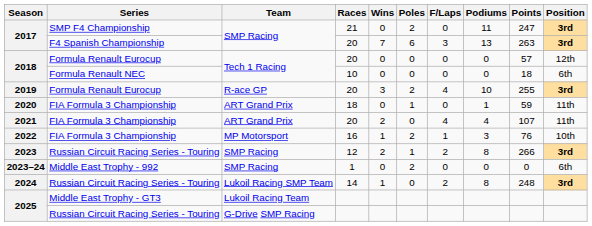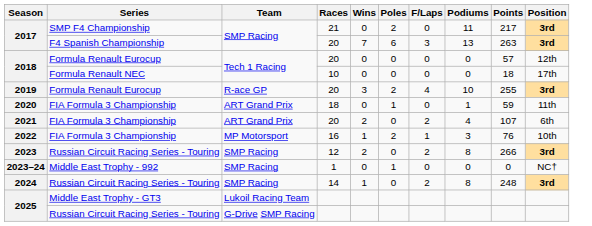(527, 28) 247 -> (508, 28) 217
(565, 74) 6th -> (547, 74) 17th
(445, 121) 4 -> (427, 121) 2
(565, 121) 11th -> (547, 121) 6th
(412, 152) 1 -> (394, 152) 0
(412, 167) 2 -> (394, 167) 1
(565, 167) 6th -> (547, 167) NC†
(278, 183) Lukoil Racing SMP Team -> (251, 183) SMP Racing
